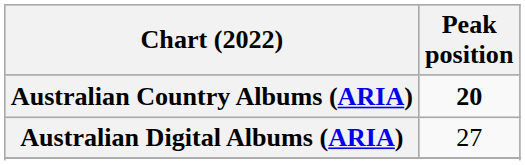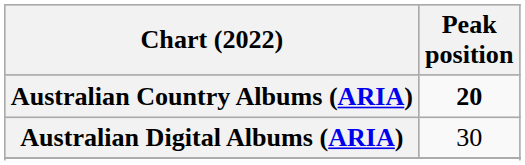(469, 137) 27 -> (469, 137) 30
